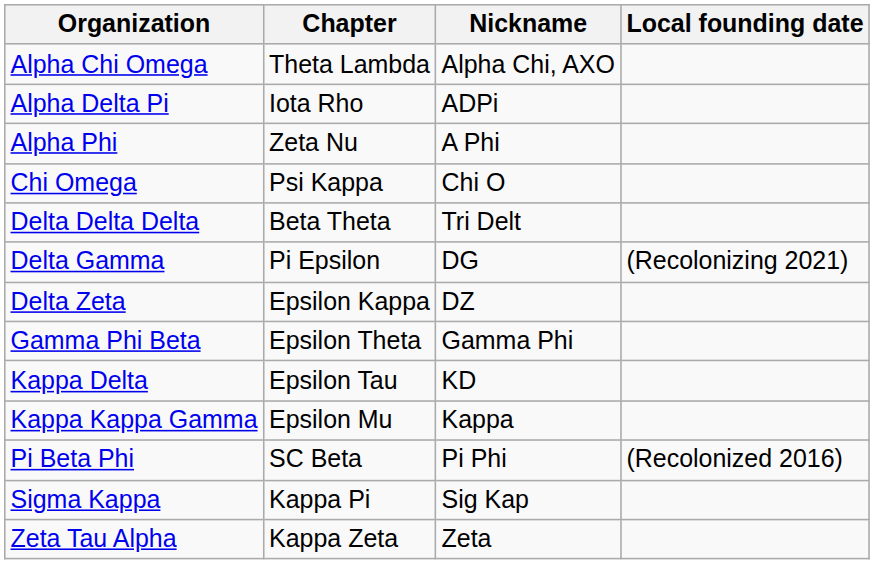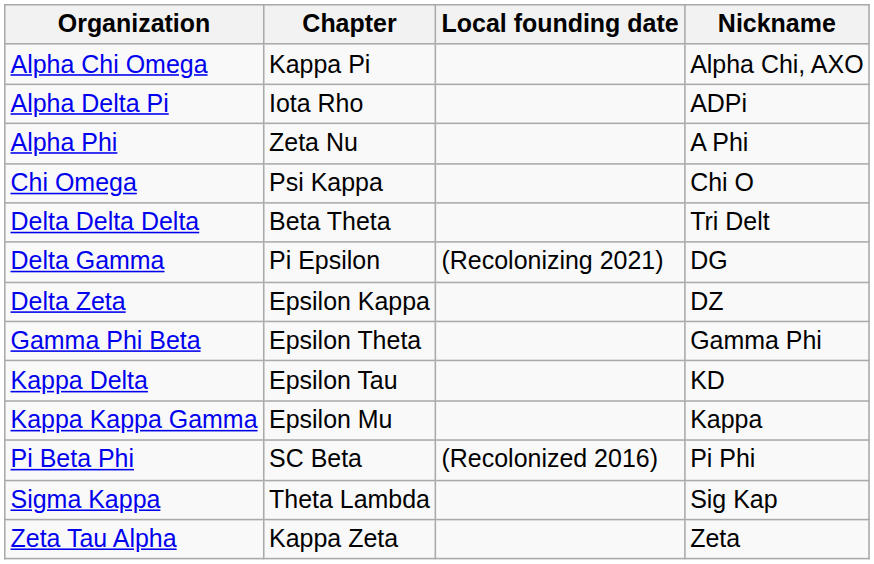columns swapped: (528, 24) <-> (745, 24)
(350, 63) Theta Lambda -> (320, 63) Kappa Pi
(320, 499) Kappa Pi -> (350, 499) Theta Lambda
